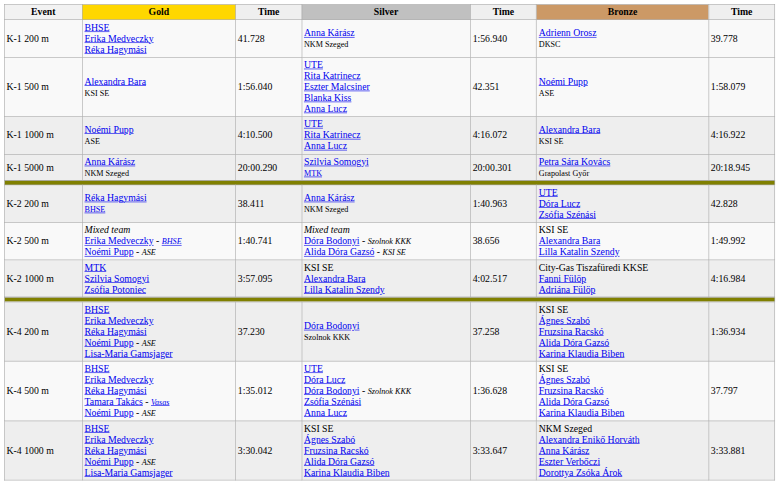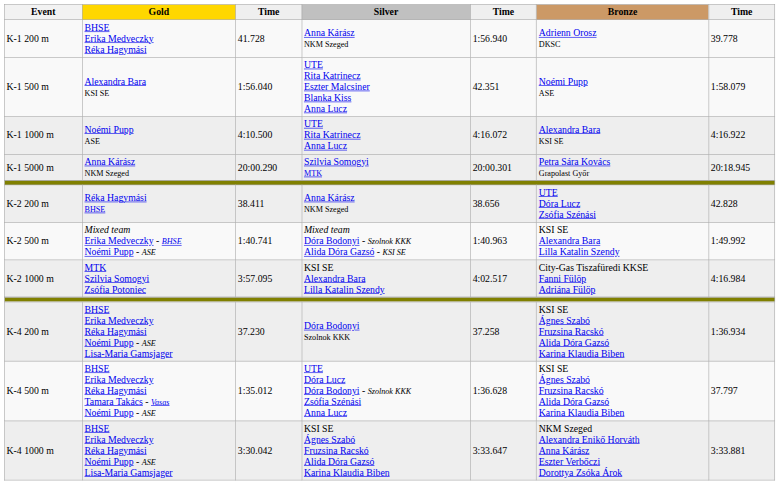(490, 203) 1:40.963 -> (486, 203) 38.656
(486, 241) 38.656 -> (490, 241) 1:40.963
